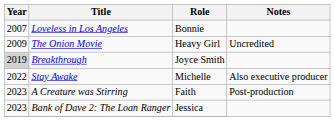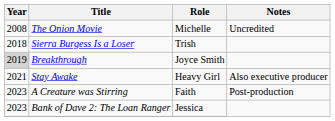- row: (80, 28)
(17, 44) 2009 -> (17, 28) 2008
(197, 44) Heavy Girl -> (193, 28) Michelle
+ row: (83, 44)
(17, 76) 2022 -> (17, 76) 2021
(193, 76) Michelle -> (197, 76) Heavy Girl
